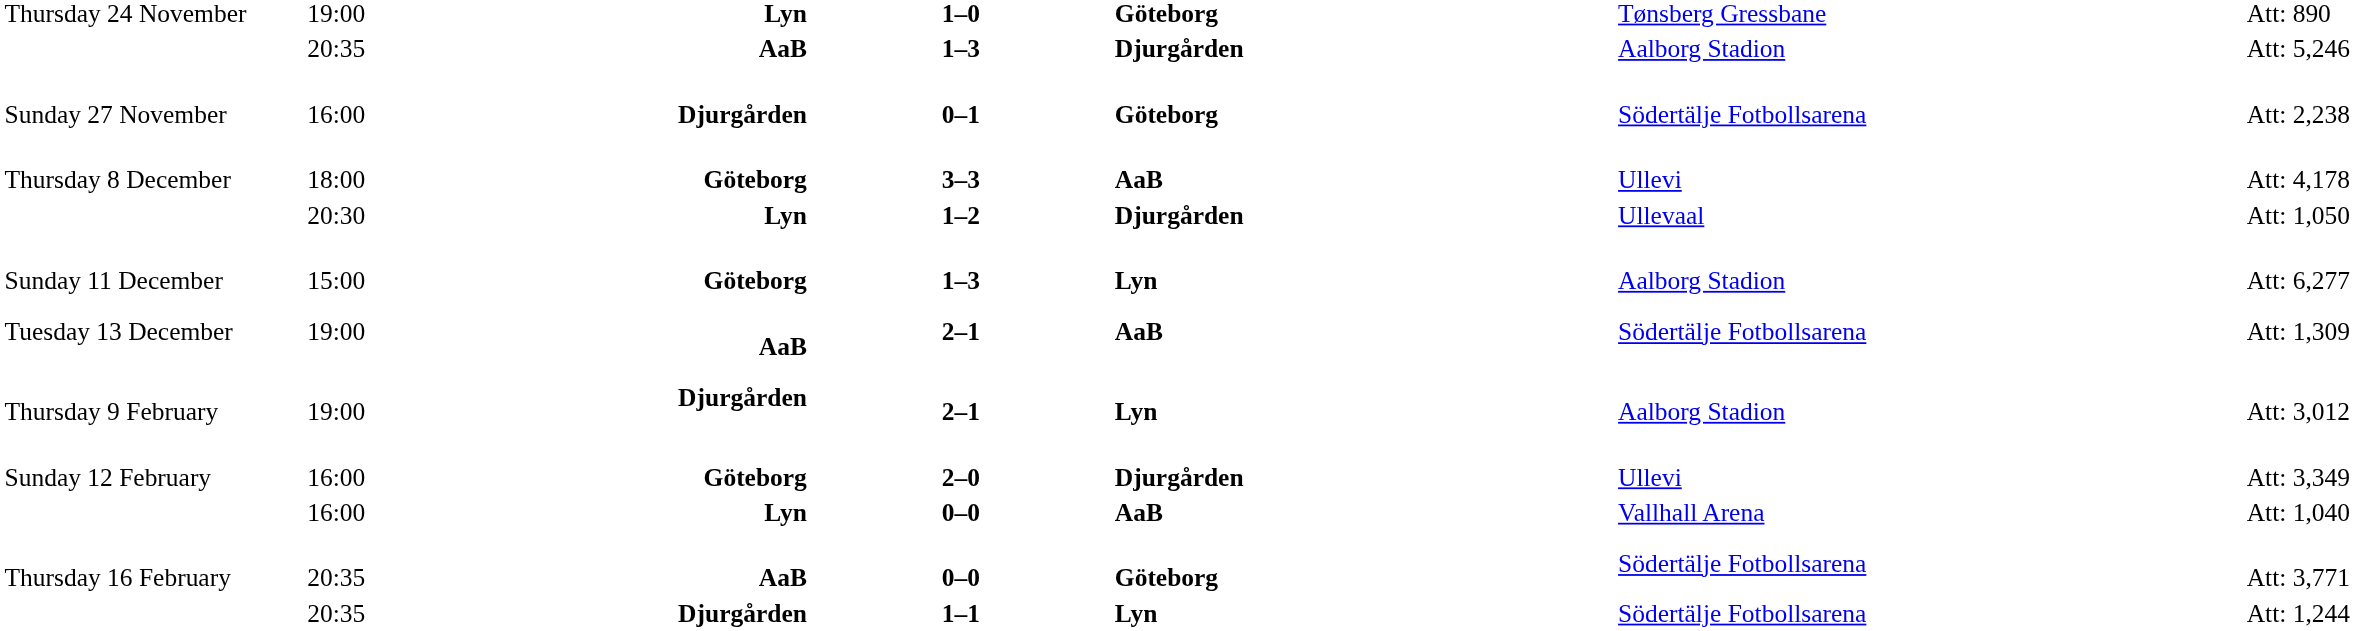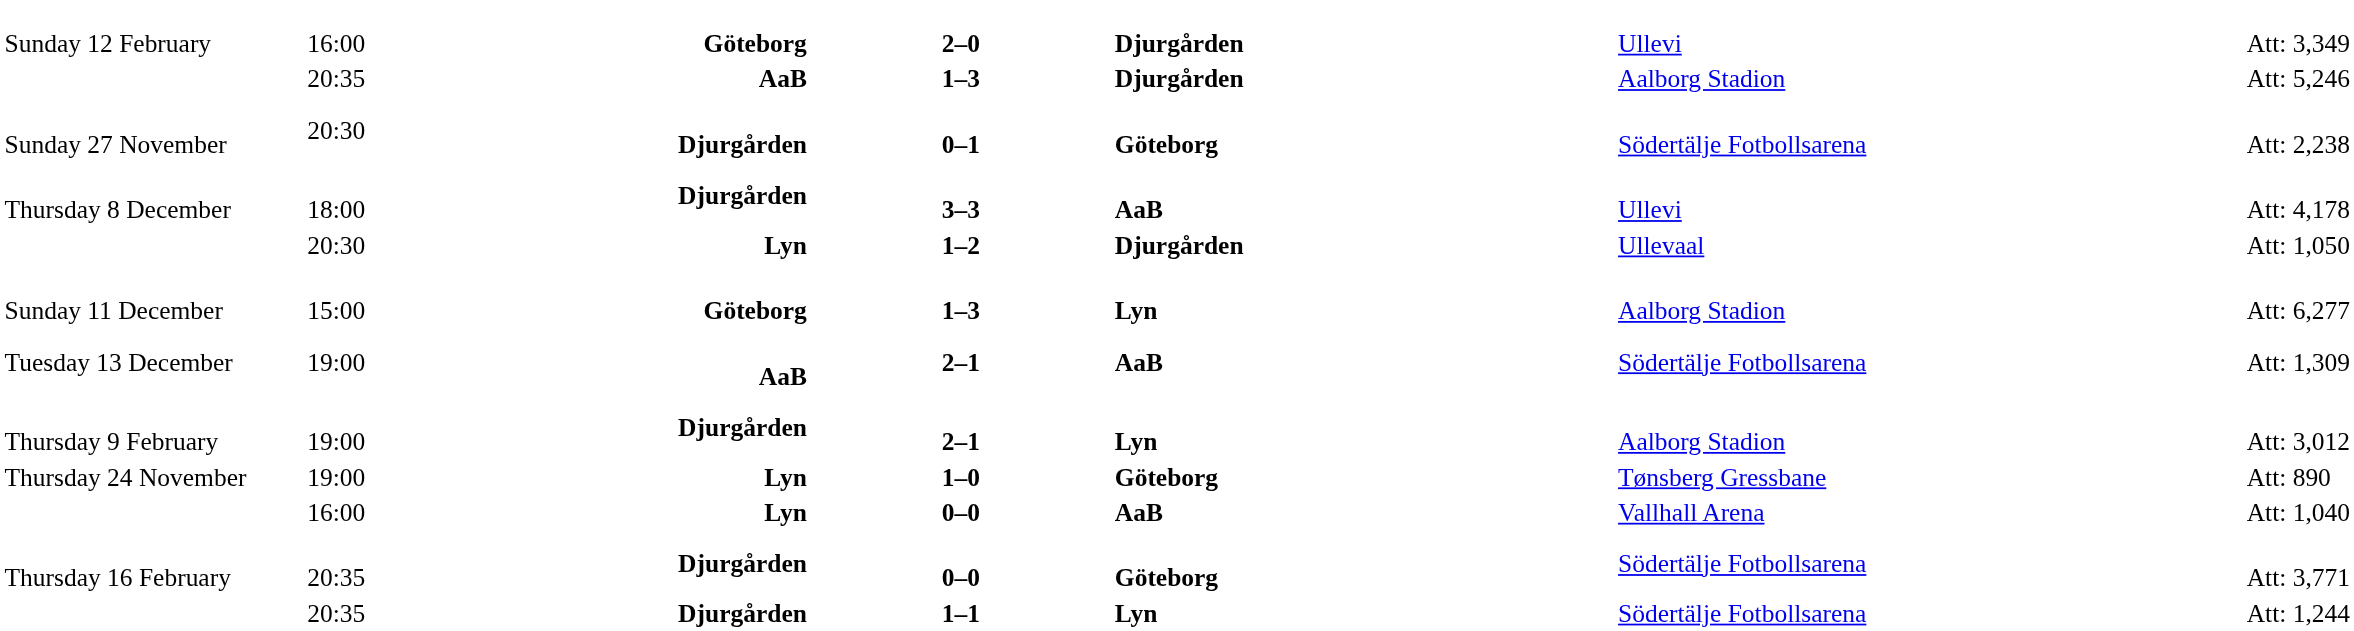rows swapped: (126, 13) <-> (108, 477)
(336, 114) 16:00 -> (336, 129) 20:30
(755, 179) Göteborg -> (742, 194) Djurgården
(783, 578) AaB -> (742, 563) Djurgården
